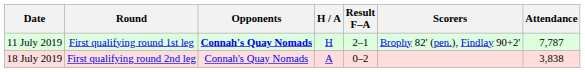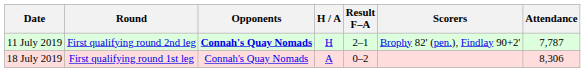(131, 42) First qualifying round 1st leg -> (131, 42) First qualifying round 2nd leg
(131, 59) First qualifying round 2nd leg -> (131, 59) First qualifying round 1st leg
(551, 59) 3,838 -> (551, 59) 8,306
